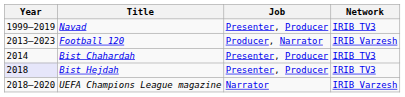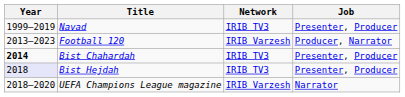columns swapped: (277, 12) <-> (365, 12)
(17, 56) normal -> (17, 56) bold
